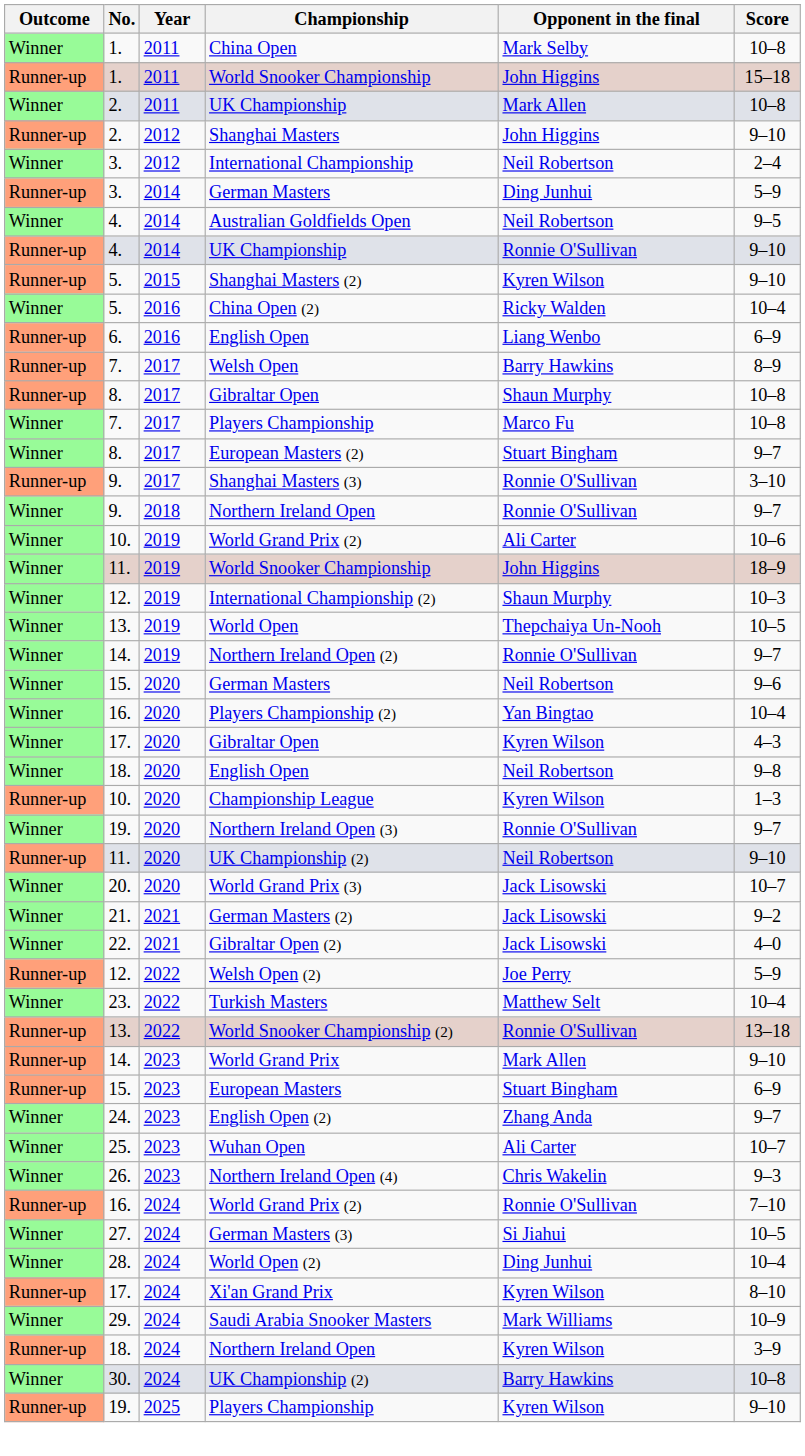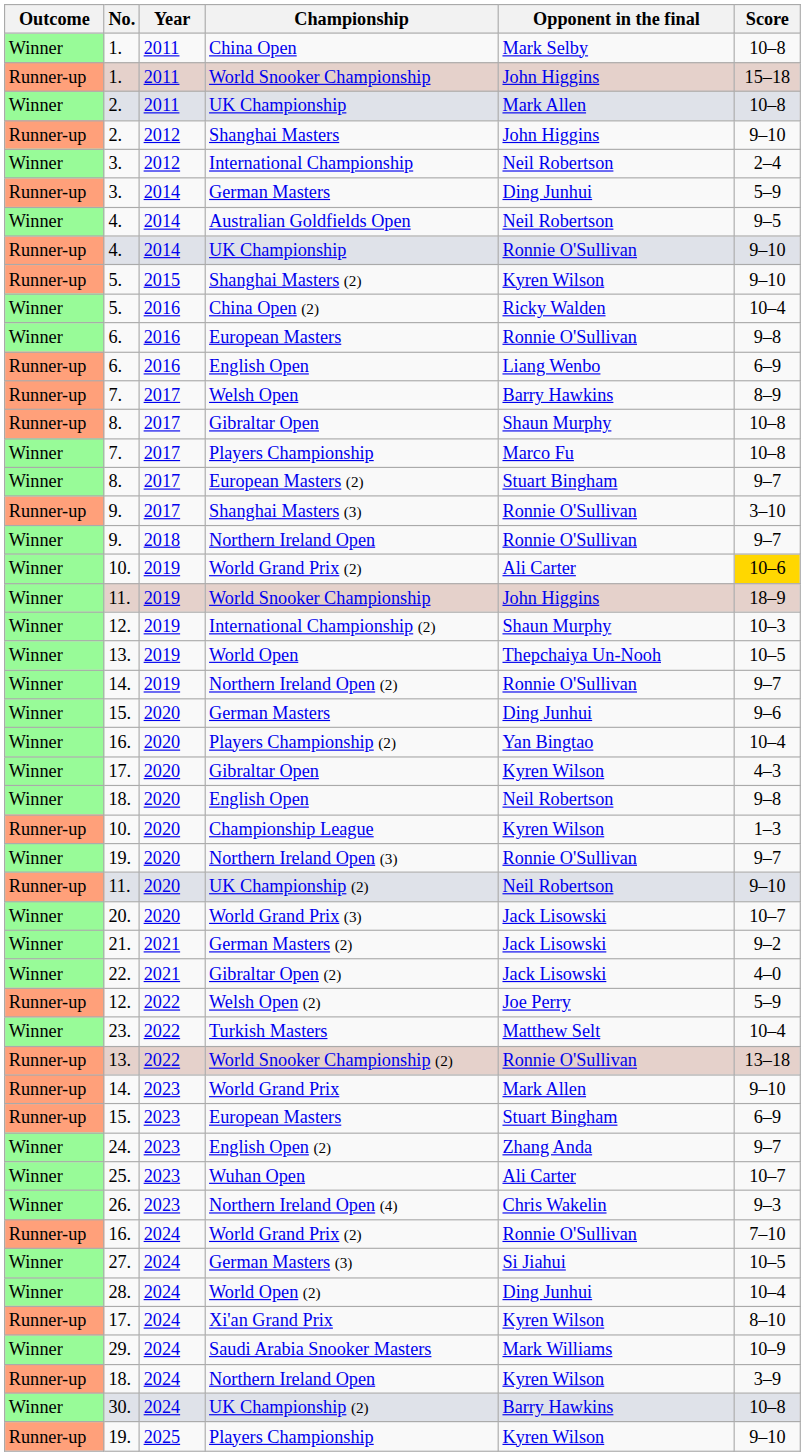+ row: (115, 337)
(767, 539) no background -> (767, 568) gold background
(558, 684) Neil Robertson -> (547, 713) Ding Junhui
